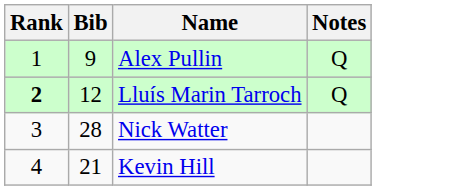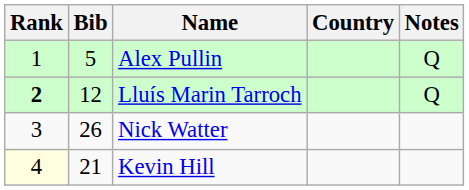+ column: (353, 22)
(91, 58) 9 -> (91, 58) 5
(91, 130) 28 -> (91, 130) 26
(36, 166) no background -> (36, 166) lightyellow background
